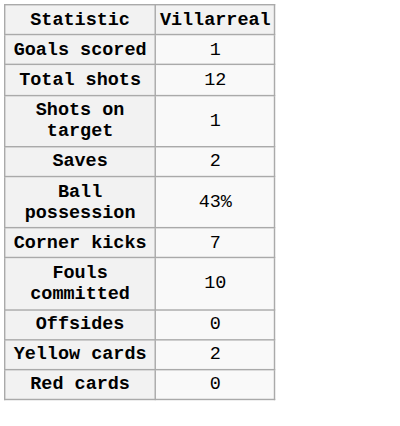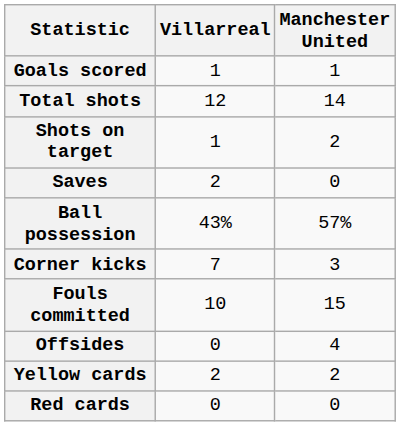+ column: (335, 30)
